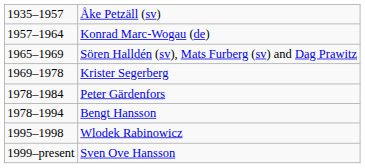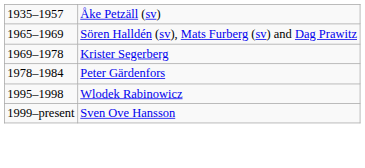- row: (145, 34)
- row: (118, 113)
